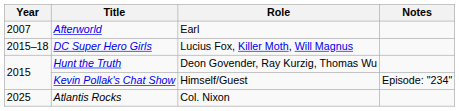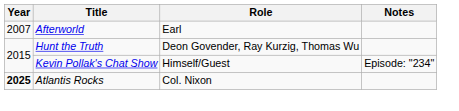- row: (103, 47)
(19, 98) normal -> (19, 81) bold
